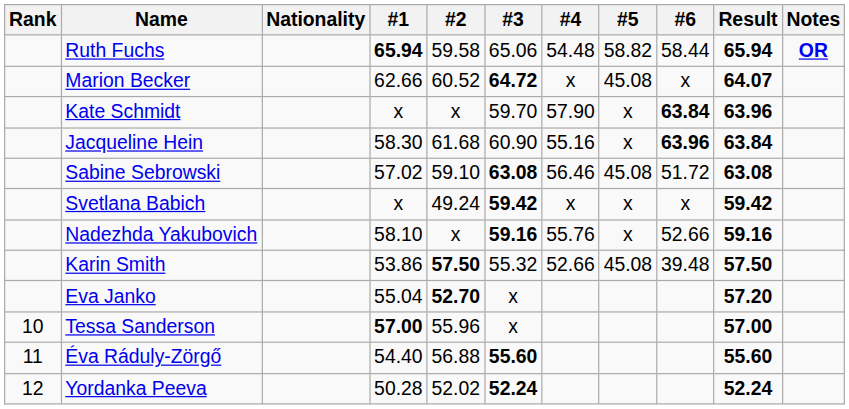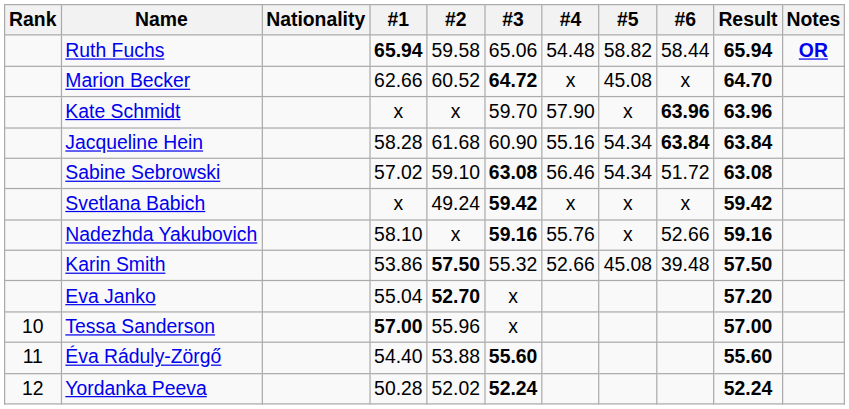(748, 81) 64.07 -> (748, 81) 64.70
(685, 111) 63.84 -> (685, 111) 63.96
(398, 142) 58.30 -> (398, 142) 58.28
(628, 142) x -> (628, 142) 54.34
(685, 142) 63.96 -> (685, 142) 63.84
(628, 173) 45.08 -> (628, 173) 54.34
(456, 357) 56.88 -> (456, 357) 53.88
